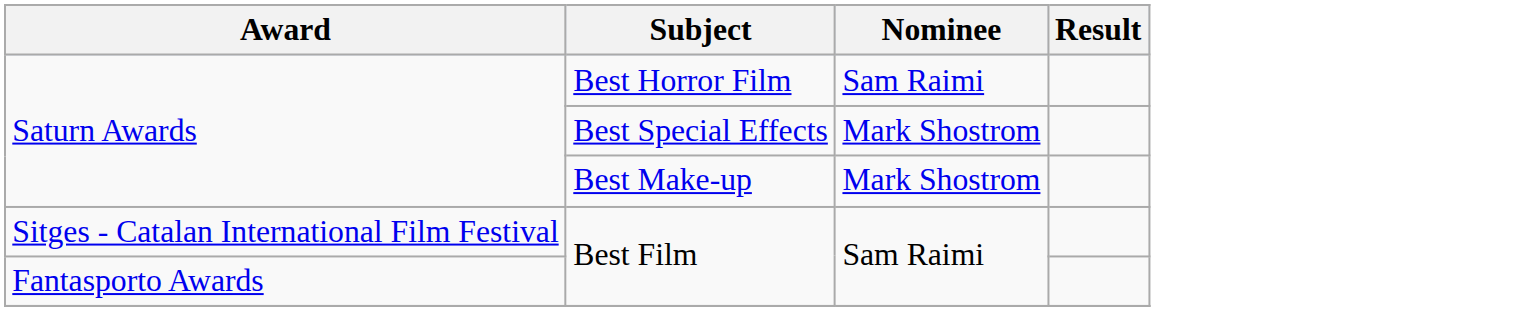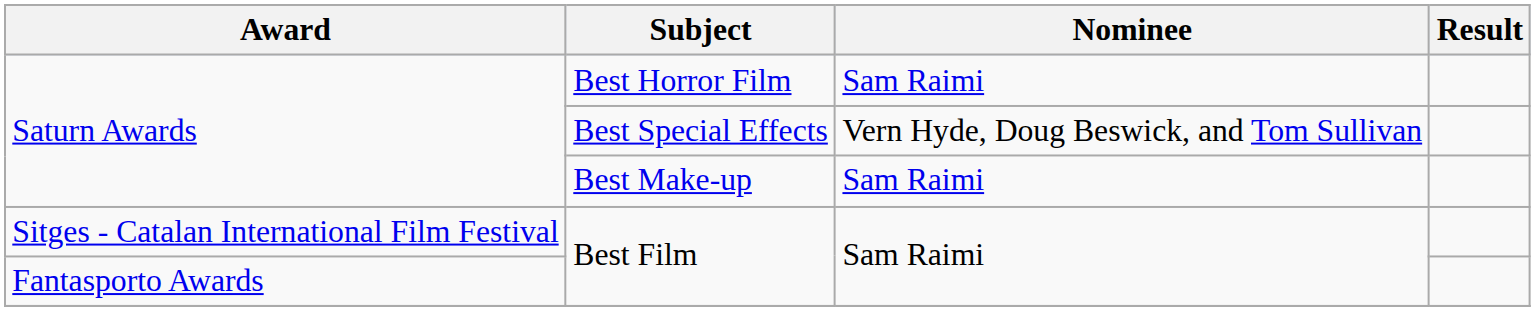(941, 130) Mark Shostrom -> (1132, 130) Vern Hyde, Doug Beswick, and Tom Sullivan
(941, 180) Mark Shostrom -> (913, 180) Sam Raimi
